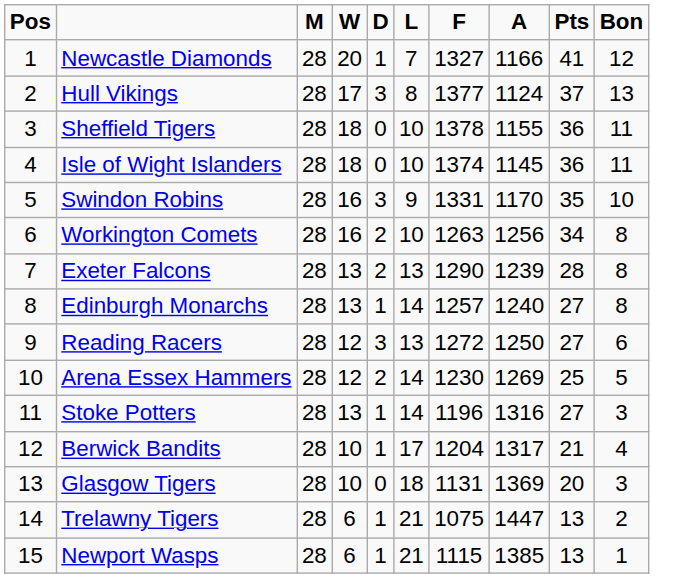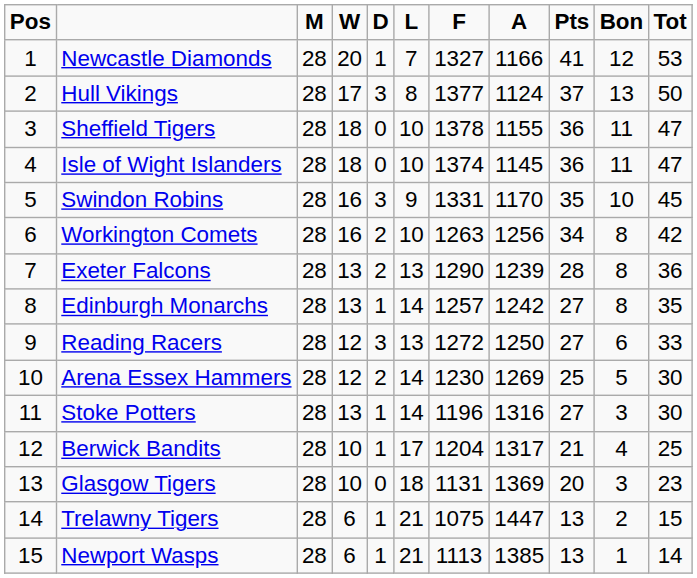+ column: (670, 22)
(519, 306) 1240 -> (519, 306) 1242
(459, 555) 1115 -> (459, 555) 1113
